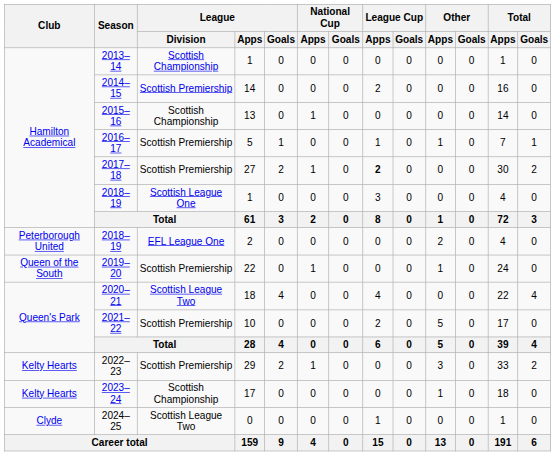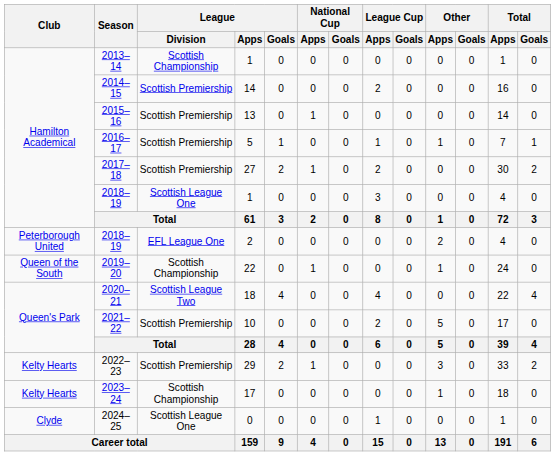(186, 116) Scottish Championship -> (186, 116) Scottish Premiership
(378, 170) bold -> (378, 170) normal
(186, 268) Scottish Premiership -> (186, 268) Scottish Championship
(186, 421) Scottish League Two -> (186, 421) Scottish League One
